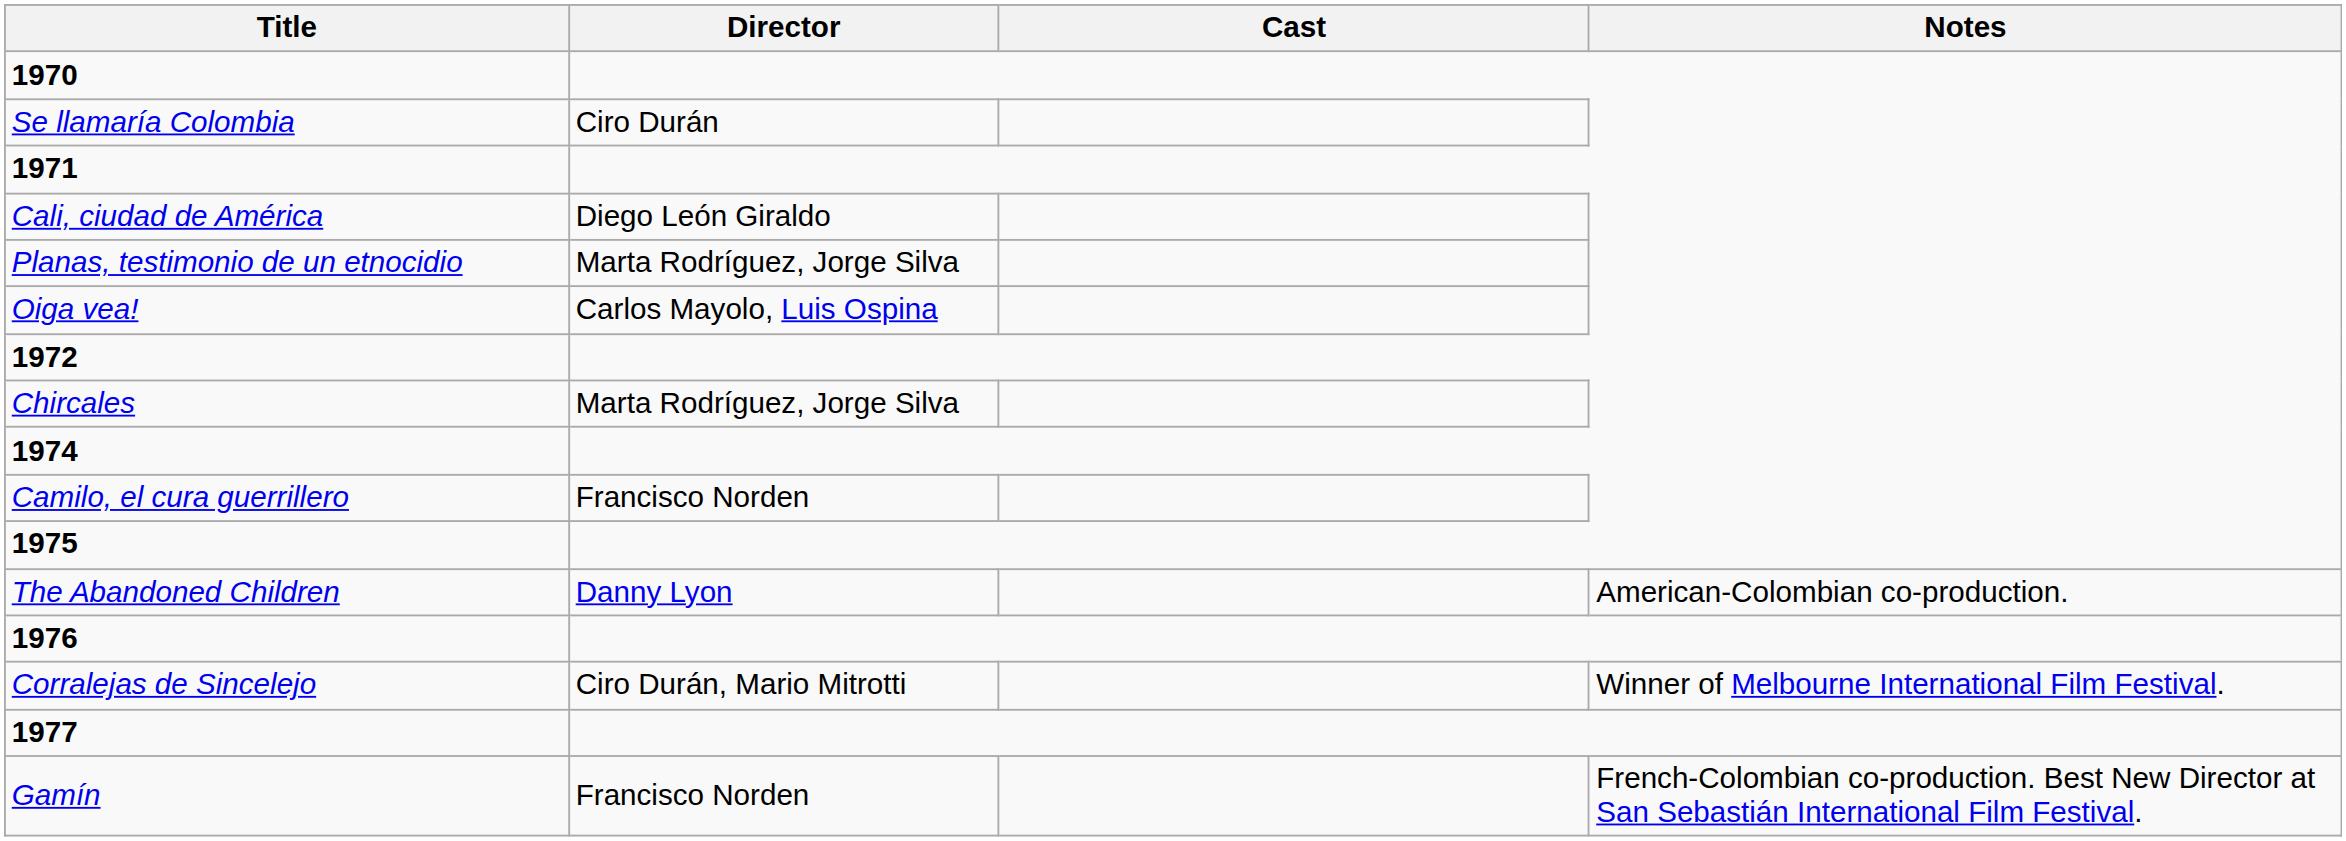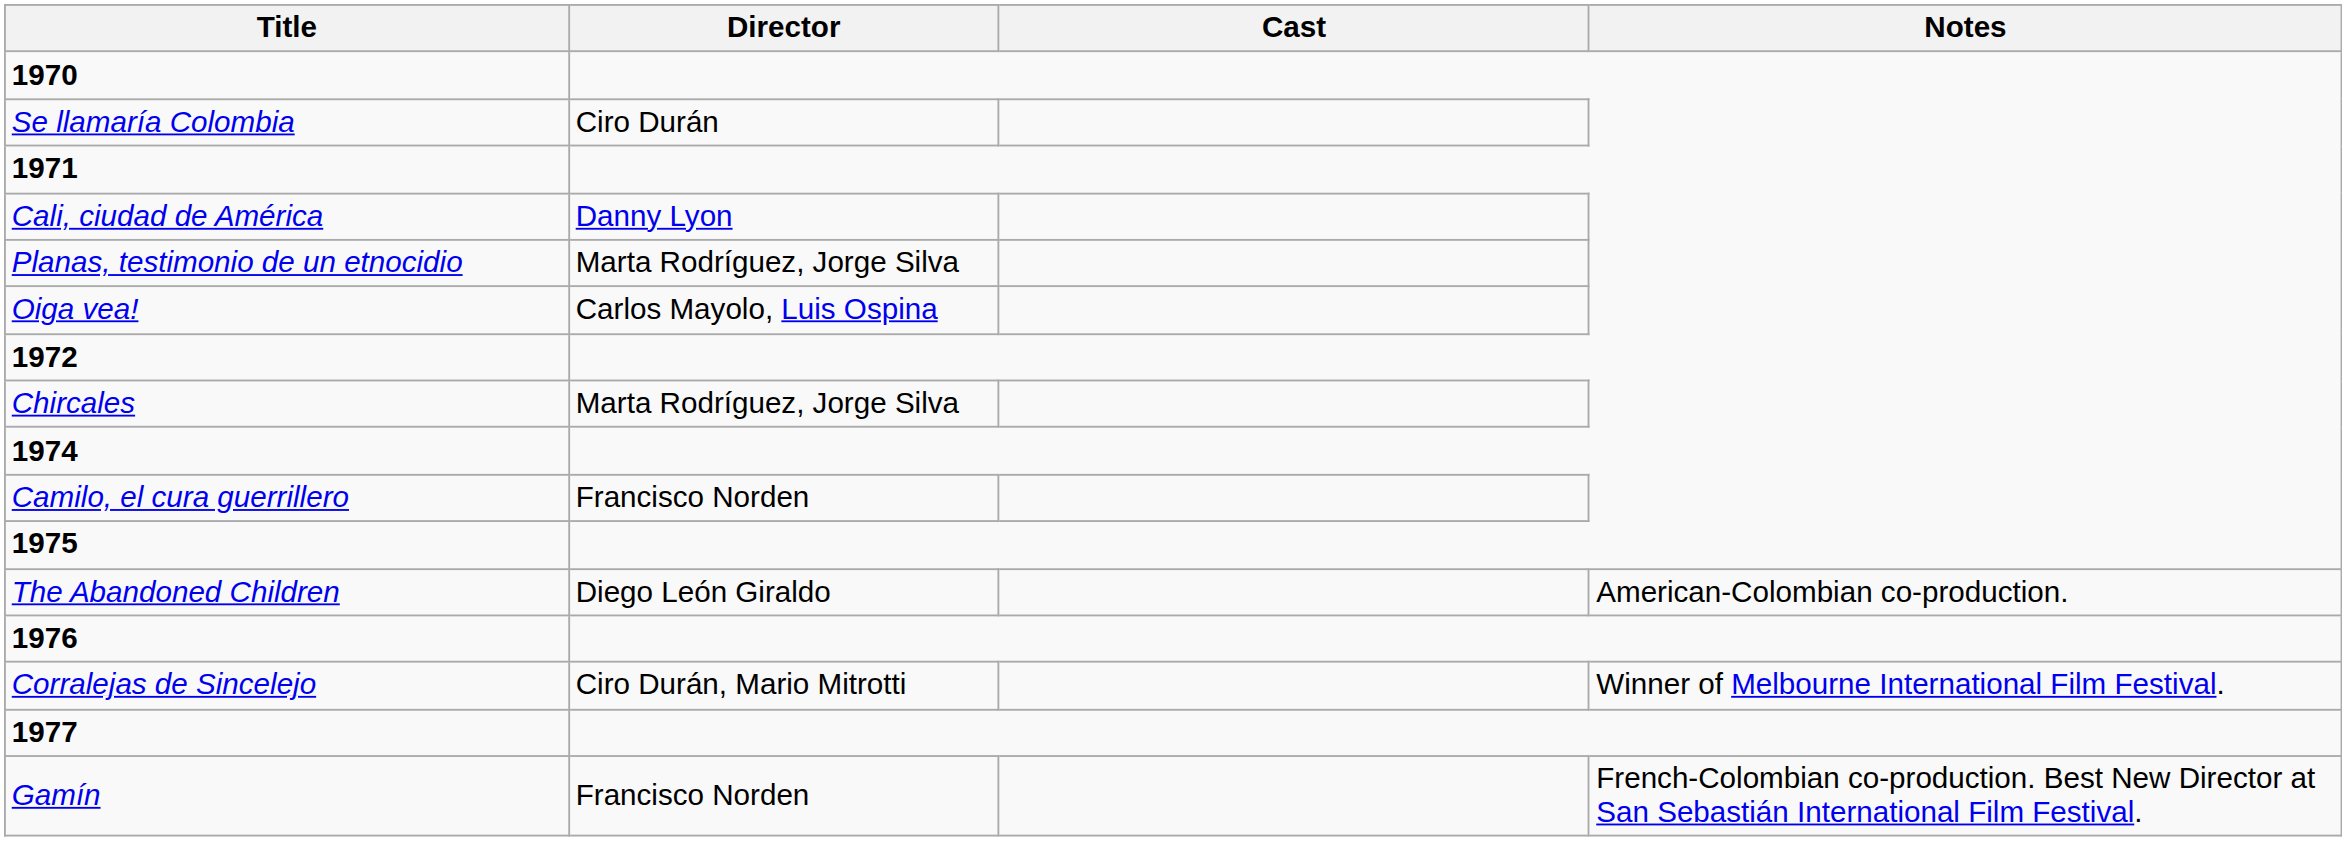(703, 215) Diego León Giraldo -> (654, 215) Danny Lyon
(654, 591) Danny Lyon -> (703, 591) Diego León Giraldo
